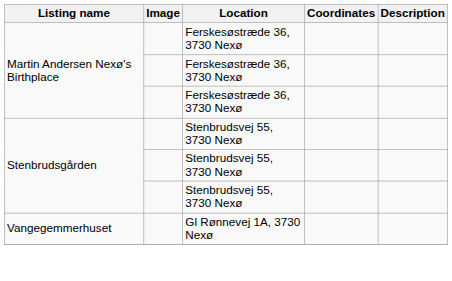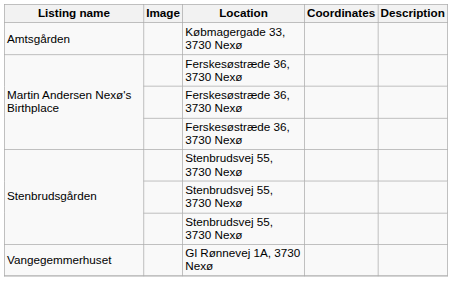+ row: (39, 38)
